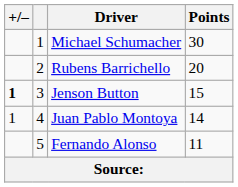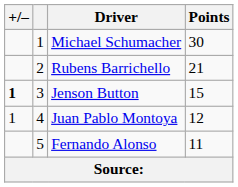(196, 67) 20 -> (196, 67) 21
(196, 118) 14 -> (196, 118) 12
